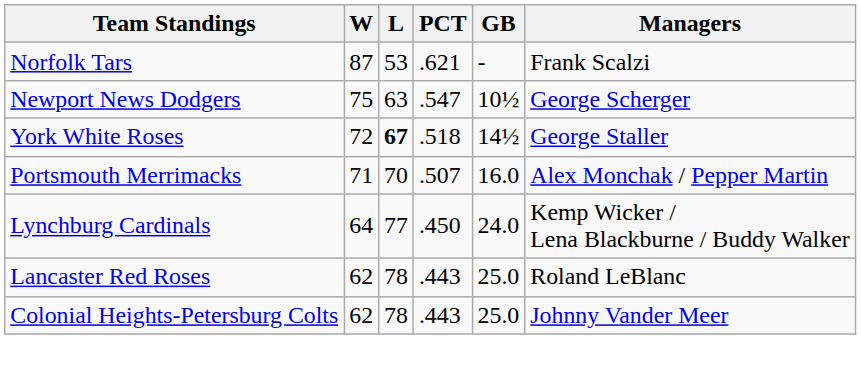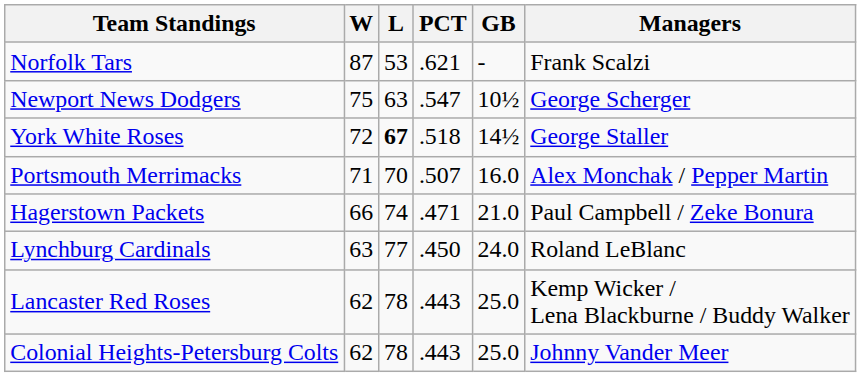+ row: (107, 212)
(361, 225) 64 -> (361, 250) 63
(690, 225) Kemp Wicker / Lena Blackburne / Buddy Walker -> (608, 250) Roland LeBlanc
(608, 277) Roland LeBlanc -> (690, 301) Kemp Wicker / Lena Blackburne / Buddy Walker
